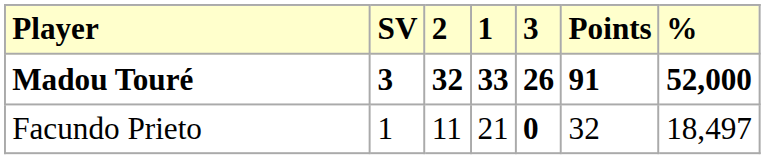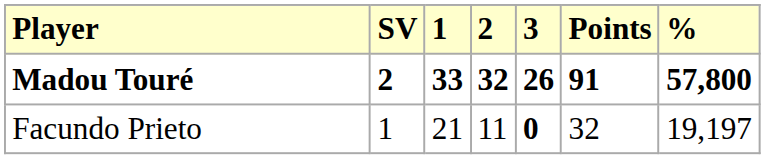columns swapped: (485, 29) <-> (440, 29)
(385, 78) 3 -> (385, 78) 2
(709, 78) 52,000 -> (709, 78) 57,800
(709, 128) 18,497 -> (709, 128) 19,197
